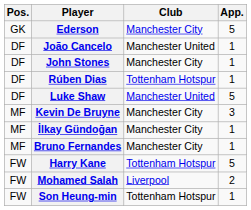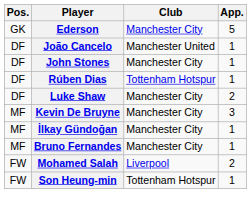(171, 96) Manchester United -> (164, 96) Manchester City
(232, 96) 5 -> (232, 96) 2
- row: (78, 163)
